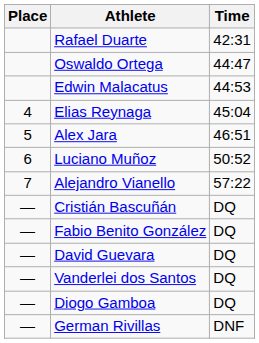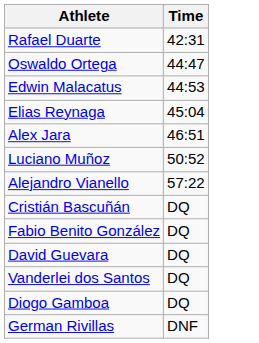- column: (28, 16)
